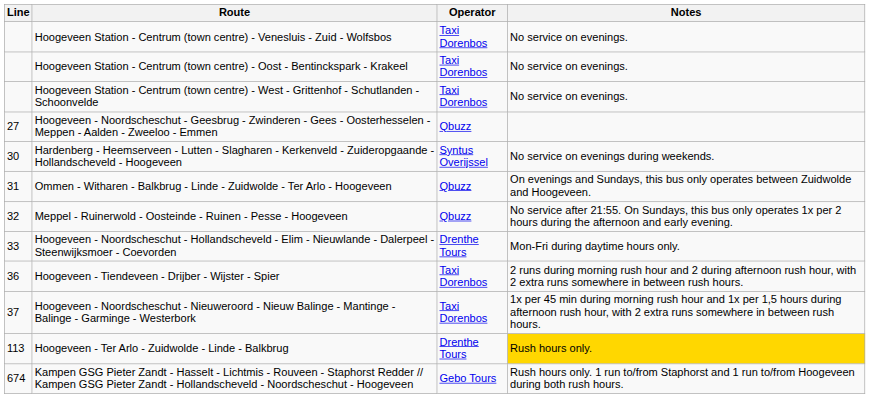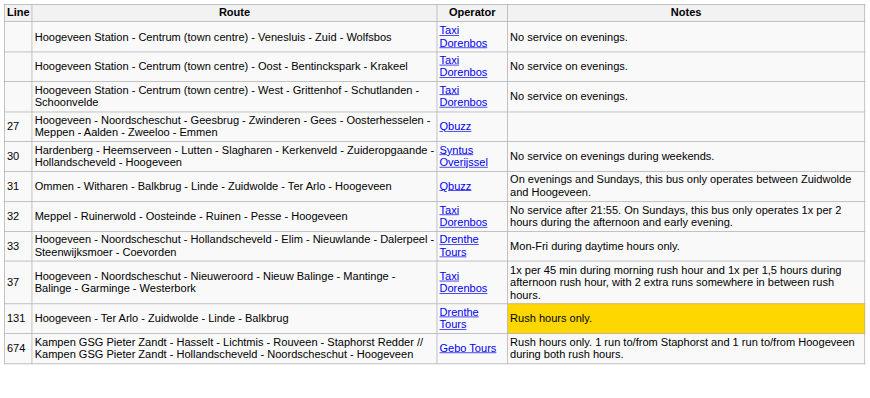(455, 216) Qbuzz -> (463, 216) Taxi Dorenbos
- row: (157, 276)
(16, 348) 113 -> (16, 318) 131
